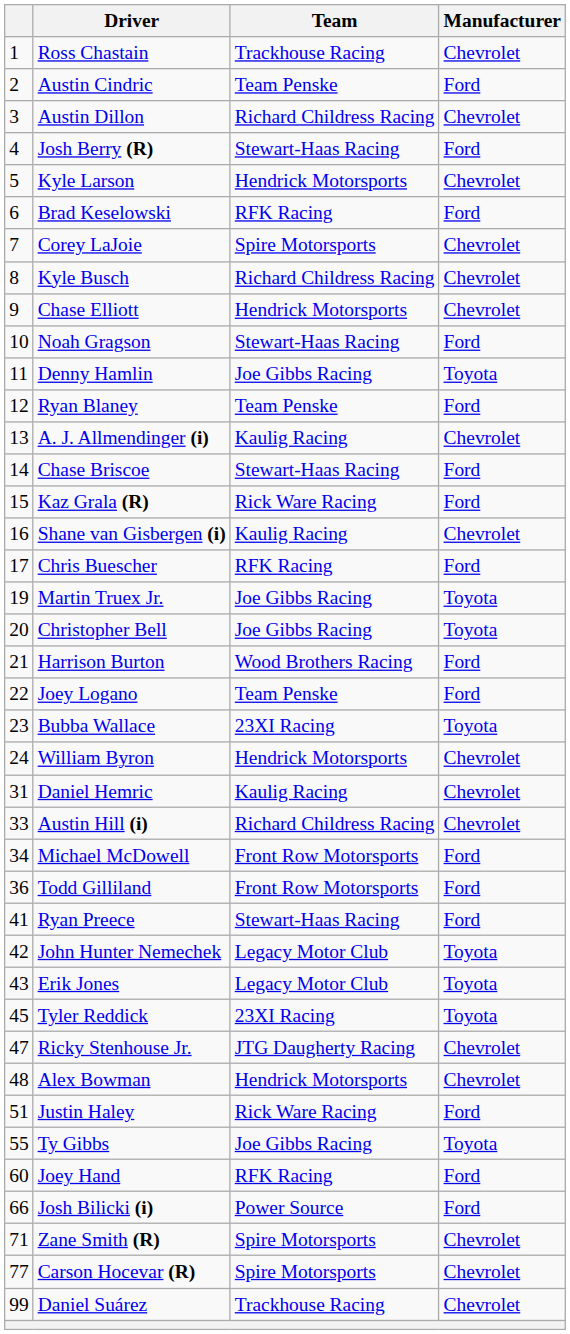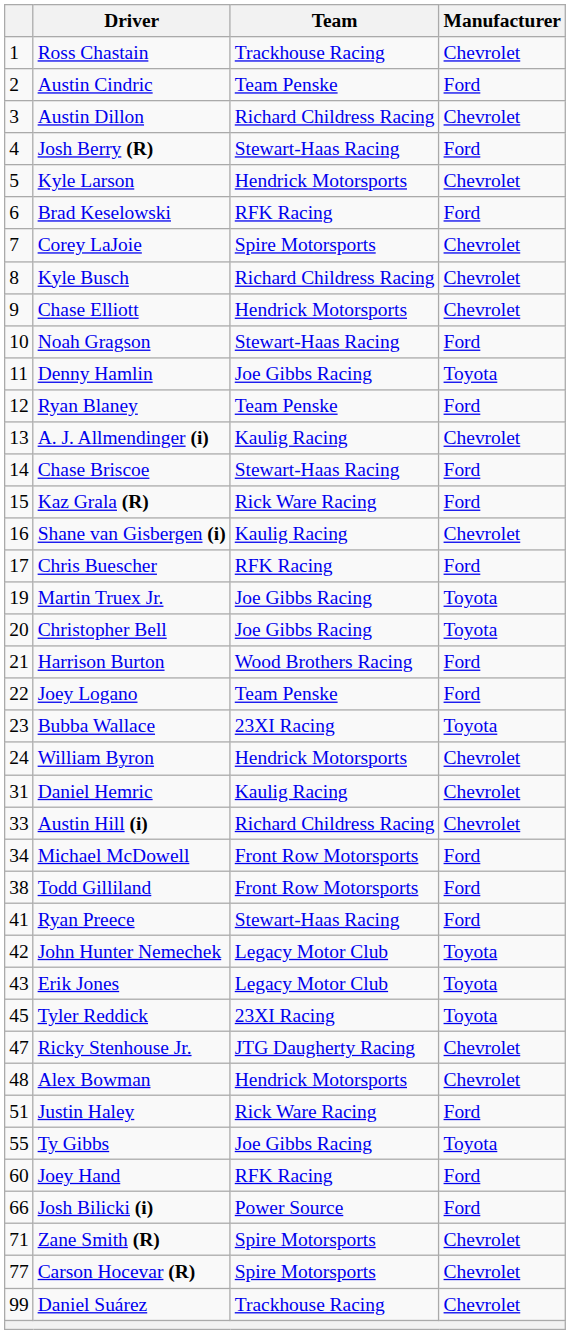(19, 886) 36 -> (19, 886) 38
